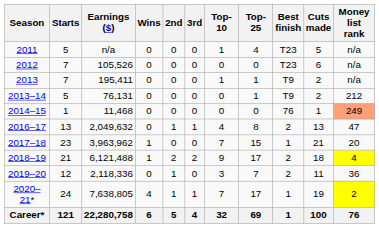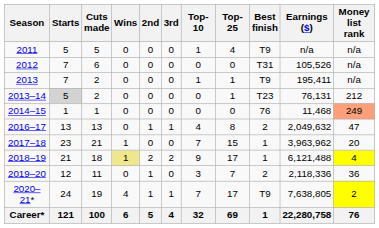columns swapped: (319, 23) <-> (108, 23)
(288, 49) T23 -> (265, 49) T9
(288, 65) T23 -> (265, 65) T31
(66, 96) no background -> (66, 96) lightgrey background
(288, 96) T9 -> (265, 96) T23
(149, 158) no background -> (126, 158) khaki background
(288, 158) 2 -> (265, 158) 1
(288, 194) 1 -> (265, 194) T9
